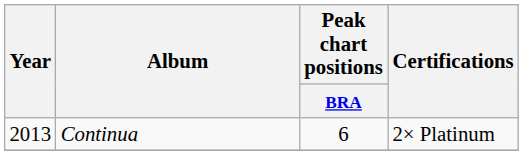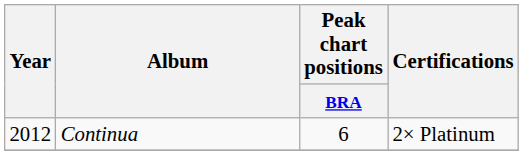(30, 133) 2013 -> (30, 133) 2012
